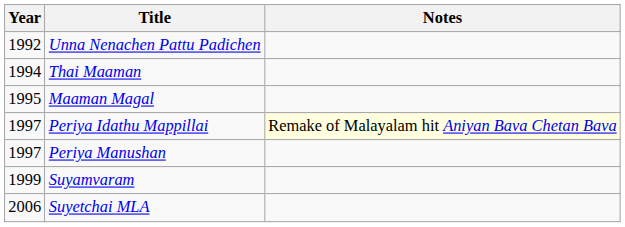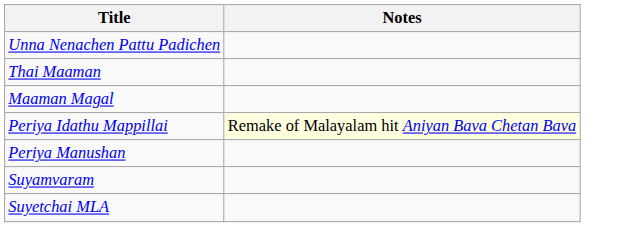- column: (25, 18)
